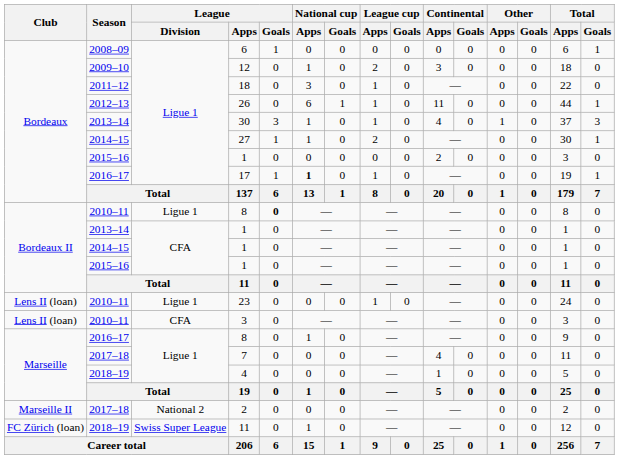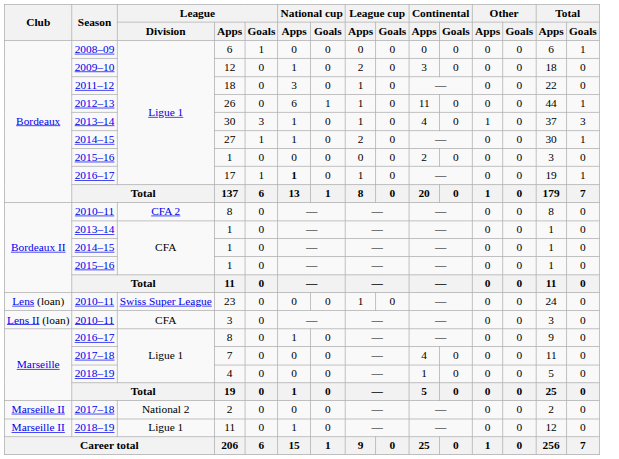(180, 211) Ligue 1 -> (166, 211) CFA 2
(276, 211) bold -> (261, 211) normal
(45, 301) Lens II (loan) -> (38, 301) Lens (loan)
(180, 301) Ligue 1 -> (166, 301) Swiss Super League
(45, 427) FC Zürich (loan) -> (38, 427) Marseille II
(180, 427) Swiss Super League -> (166, 427) Ligue 1
